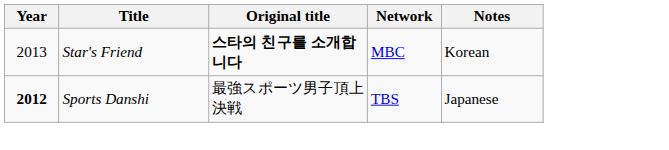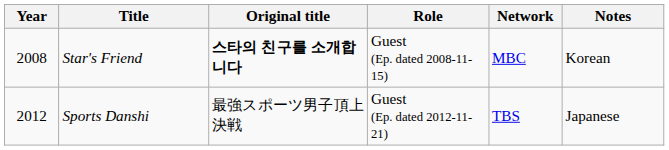+ column: (428, 16)
(32, 52) 2013 -> (32, 57) 2008
(32, 98) bold -> (32, 116) normal
